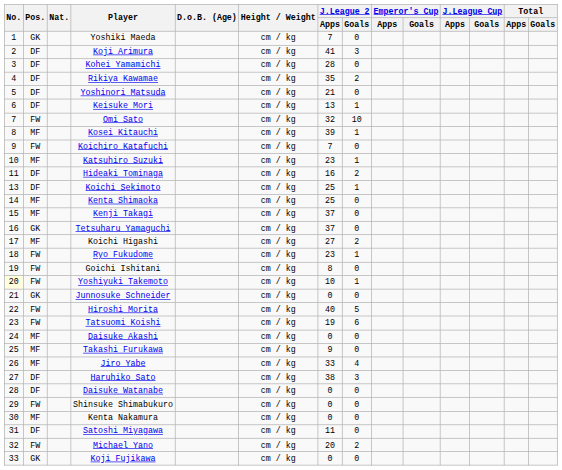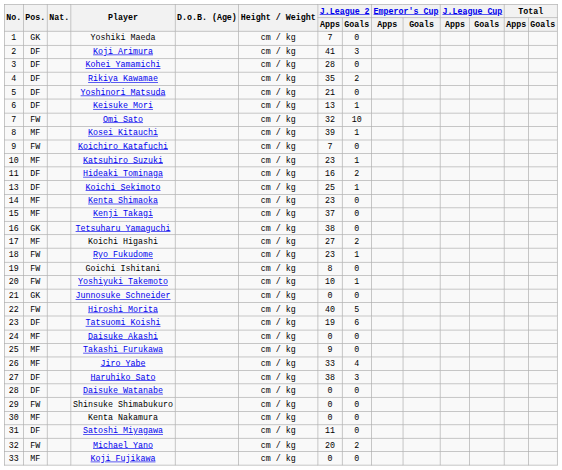(330, 201) 25 -> (330, 201) 23
(330, 228) 37 -> (330, 228) 38
(14, 282) lightyellow background -> (14, 282) no background
(35, 323) FW -> (35, 323) DF
(35, 459) GK -> (35, 459) MF
